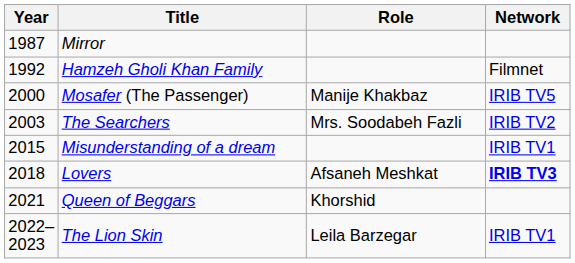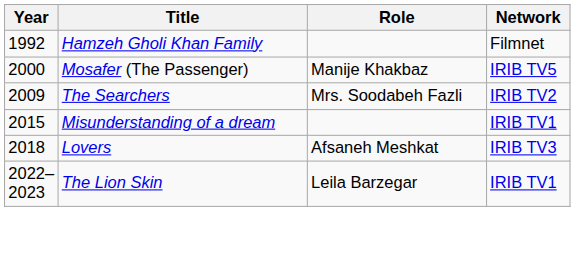- row: (83, 43)
(27, 122) 2003 -> (27, 95) 2009
(523, 174) bold -> (523, 148) normal
- row: (129, 200)
